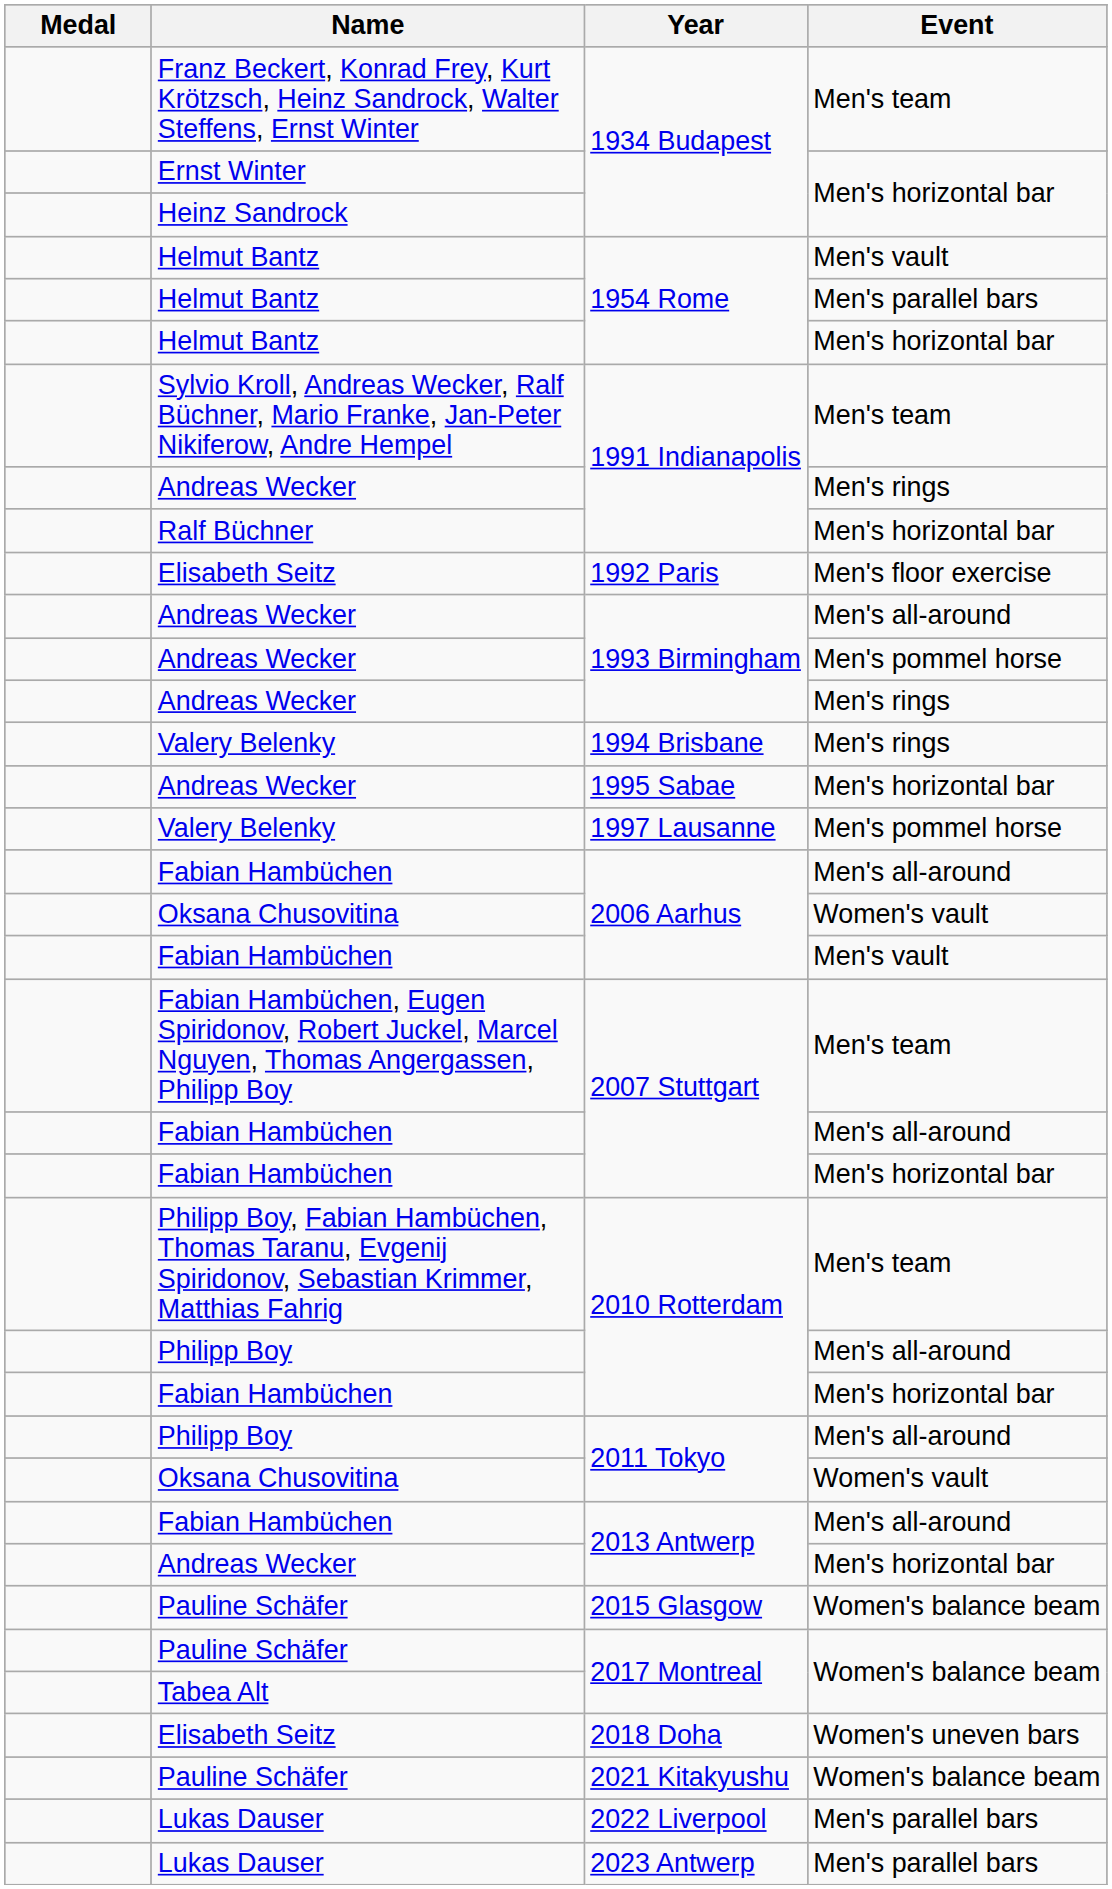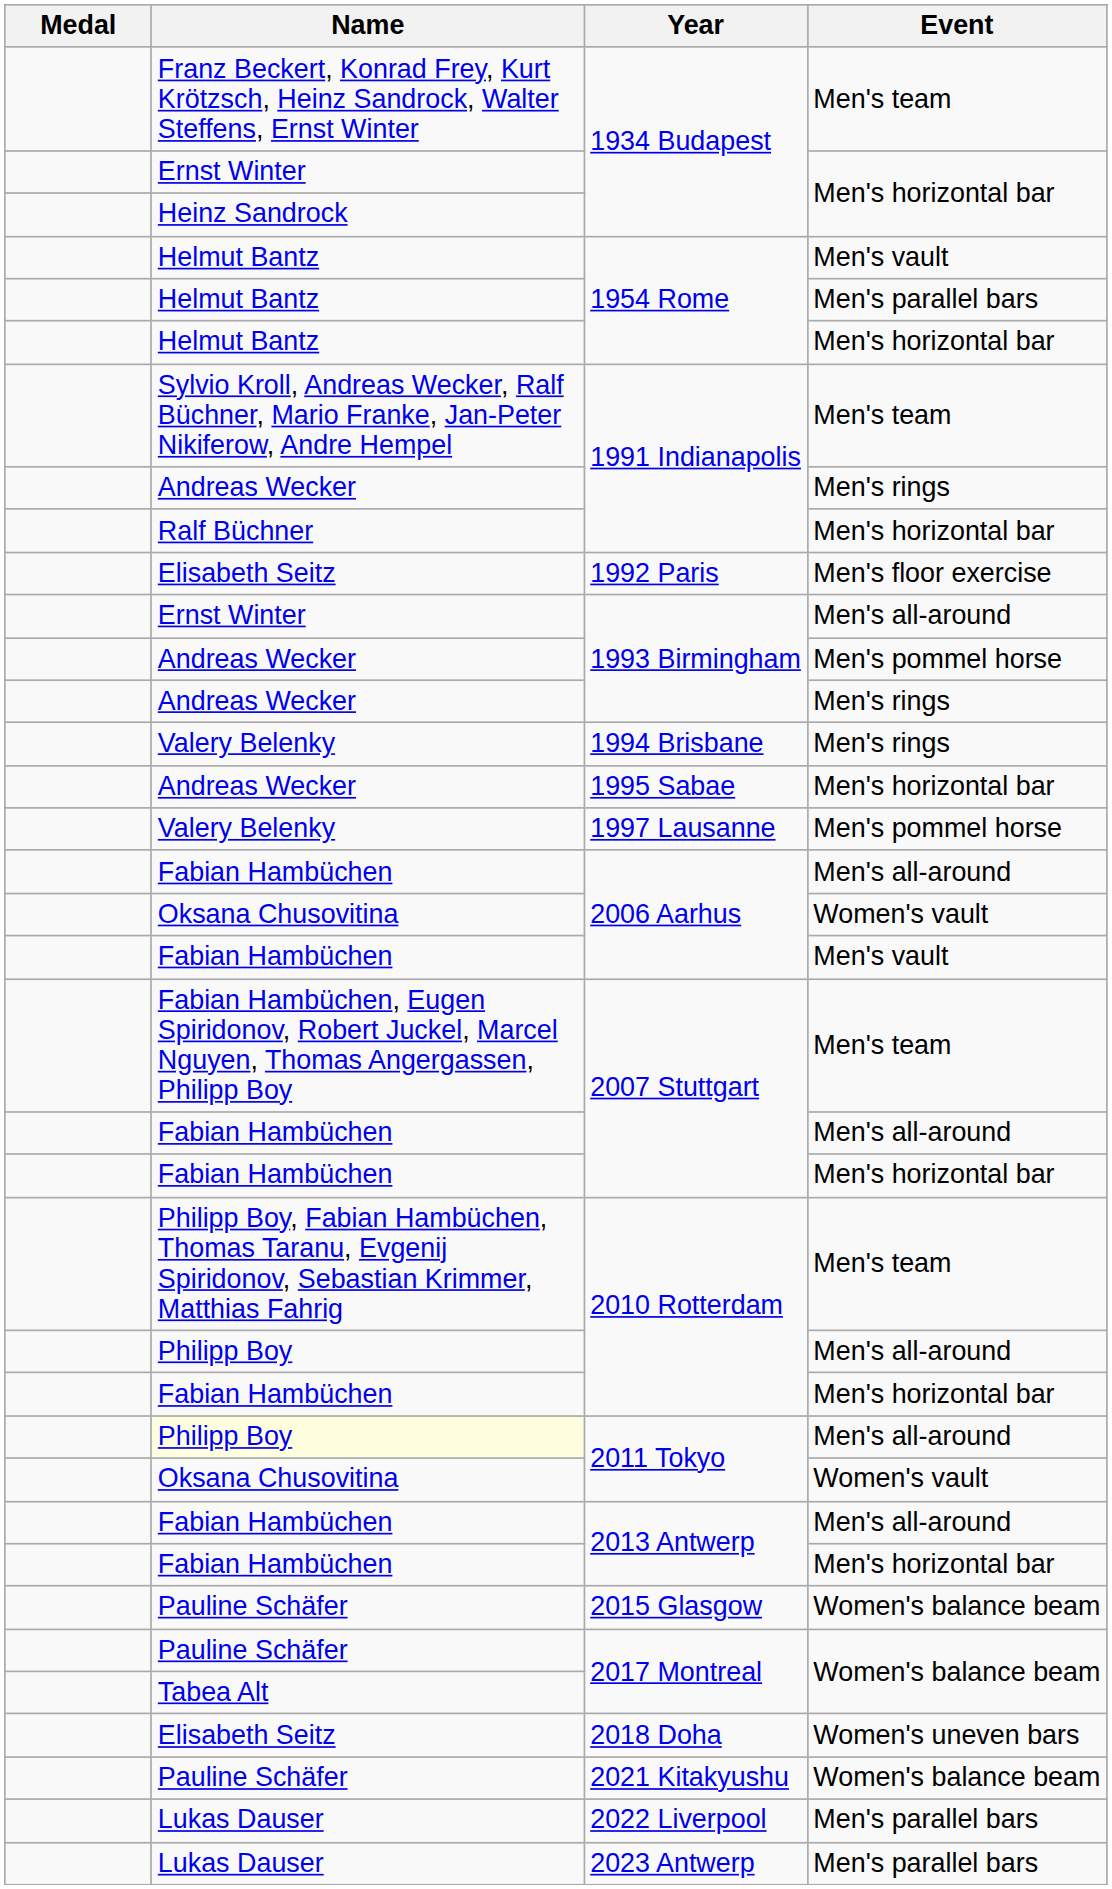(257, 615) Andreas Wecker -> (232, 615) Ernst Winter
(225, 1436) no background -> (225, 1436) lightyellow background
(257, 1564) Andreas Wecker -> (275, 1564) Fabian Hambüchen
